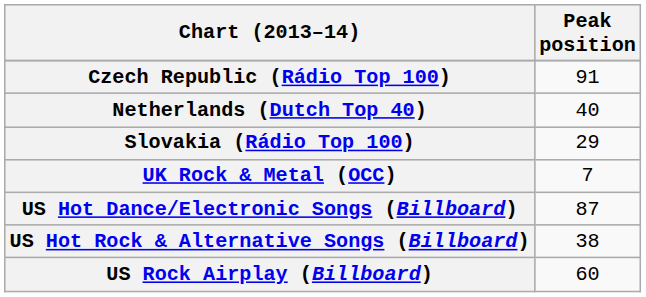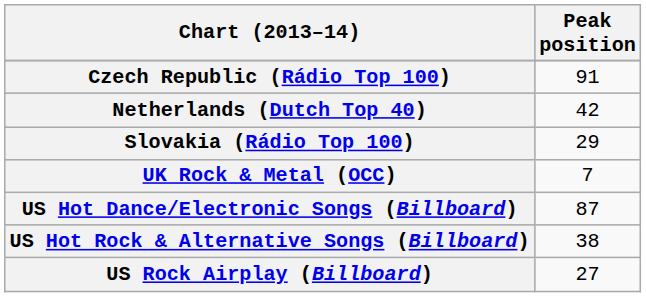(588, 110) 40 -> (588, 110) 42
(588, 274) 60 -> (588, 274) 27
